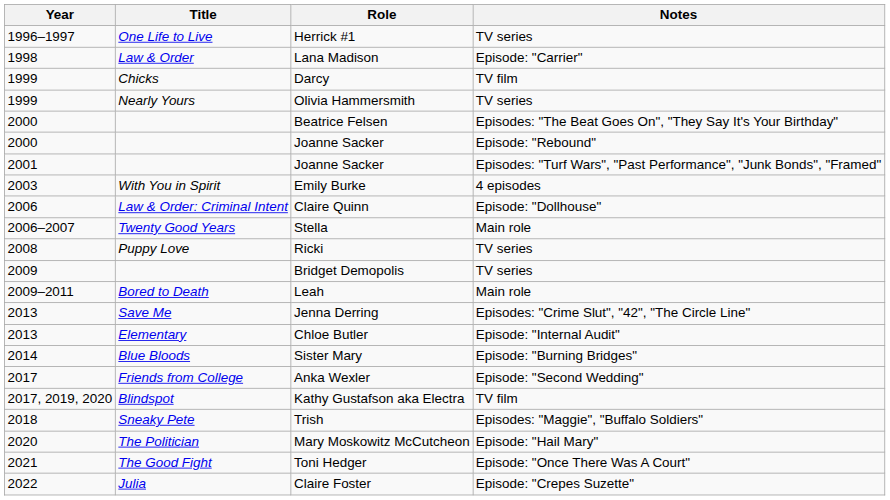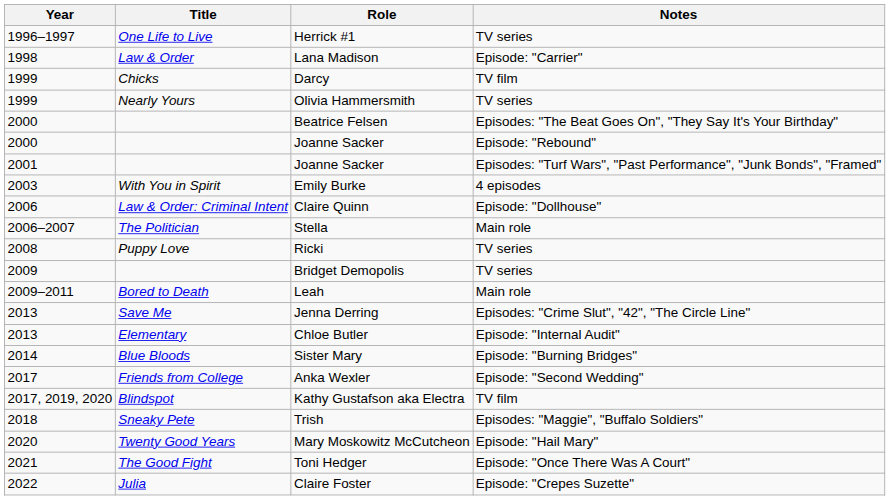(177, 228) Twenty Good Years -> (159, 228) The Politician
(159, 441) The Politician -> (177, 441) Twenty Good Years
